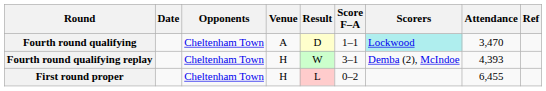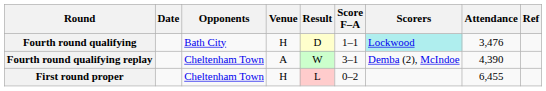(224, 42) Cheltenham Town -> (205, 42) Bath City
(283, 42) A -> (283, 42) H
(491, 42) 3,470 -> (491, 42) 3,476
(283, 59) H -> (283, 59) A
(491, 59) 4,393 -> (491, 59) 4,390
